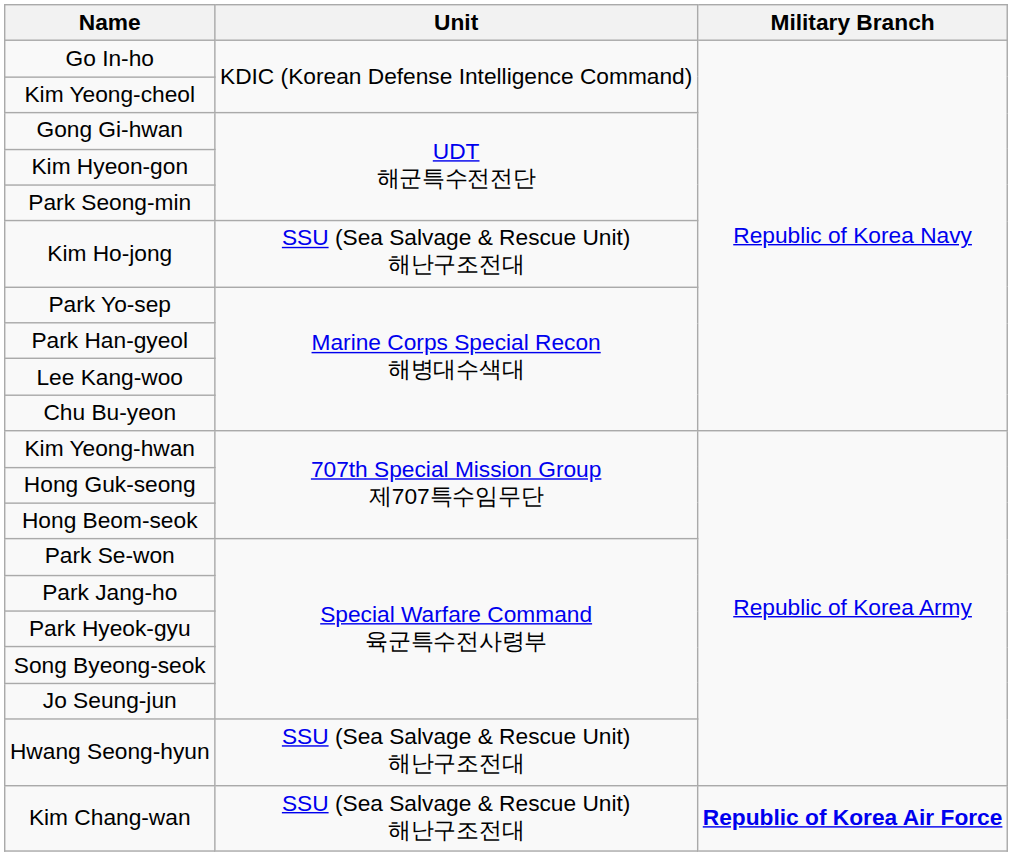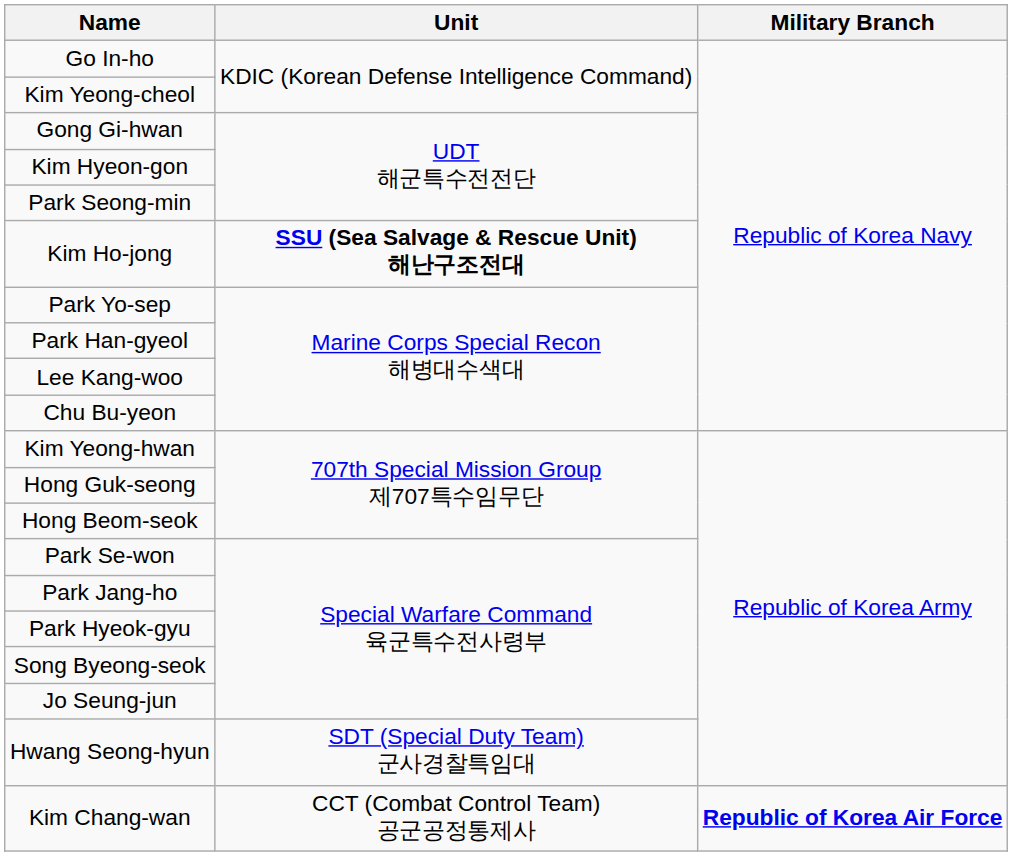(456, 252) normal -> (456, 252) bold
(456, 750) SSU (Sea Salvage & Rescue Unit) 해난구조전대 -> (456, 750) SDT (Special Duty Team) 군사경찰특임대
(456, 816) SSU (Sea Salvage & Rescue Unit) 해난구조전대 -> (456, 816) CCT (Combat Control Team) 공군공정통제사
